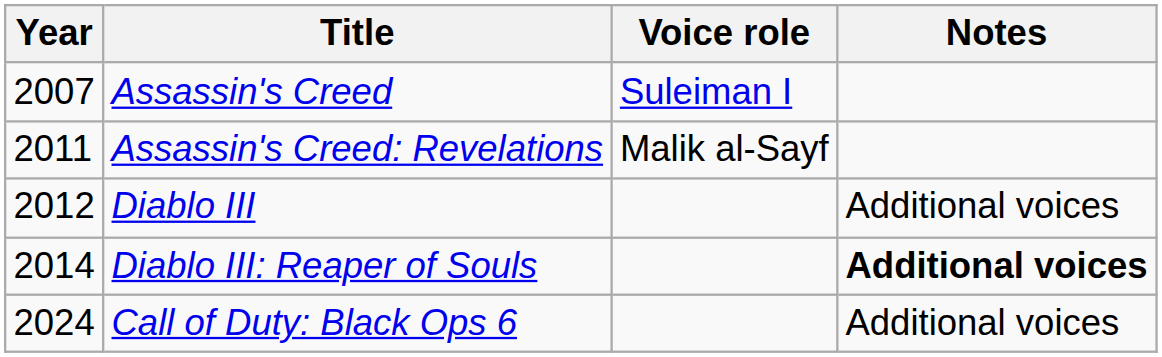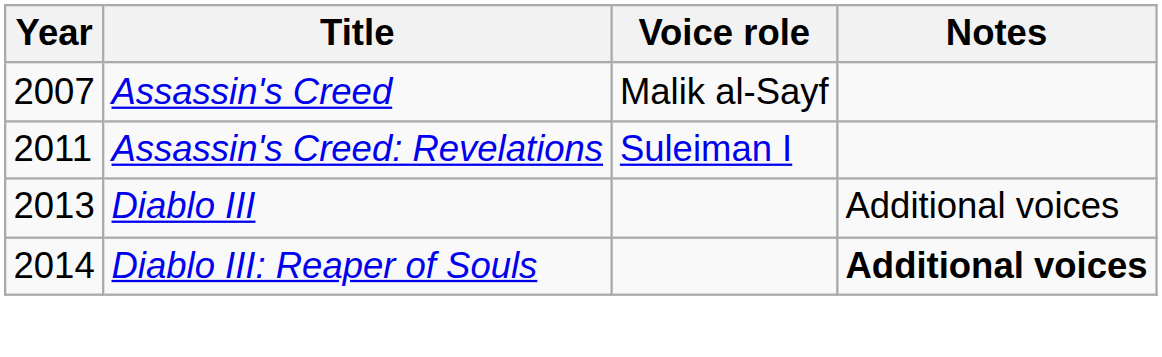(706, 91) Suleiman I -> (724, 91) Malik al-Sayf
(724, 149) Malik al-Sayf -> (706, 149) Suleiman I
(54, 206) 2012 -> (54, 206) 2013
- row: (314, 322)
